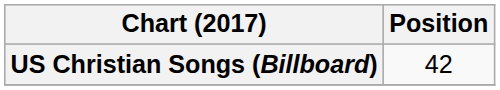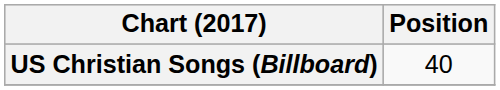(439, 64) 42 -> (439, 64) 40
